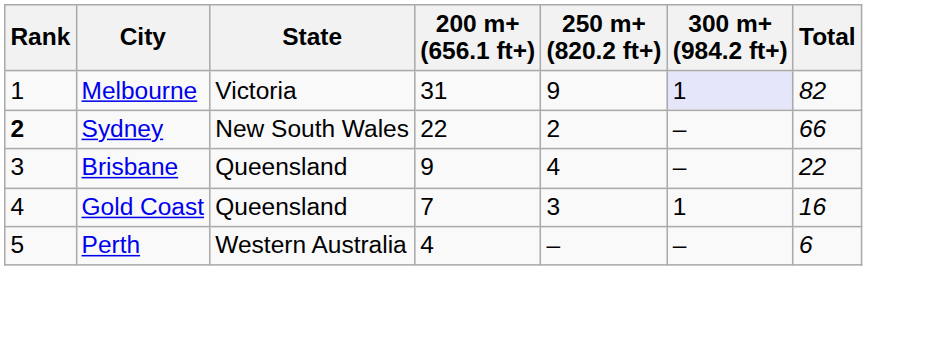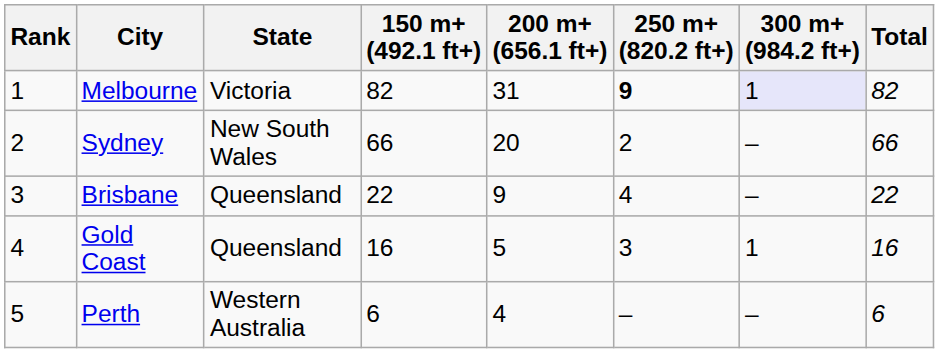+ column: (424, 37)
(553, 90) normal -> (625, 90) bold
(17, 129) bold -> (17, 142) normal
(434, 129) 22 -> (506, 142) 20
(427, 206) 7 -> (499, 248) 5
